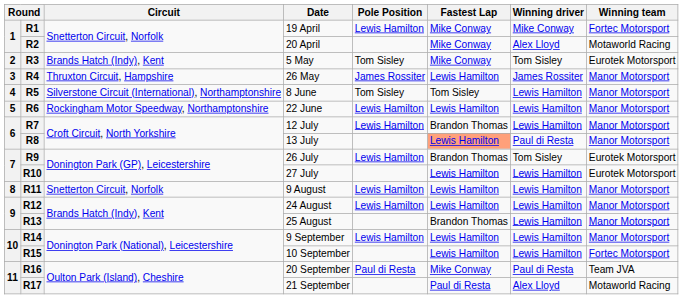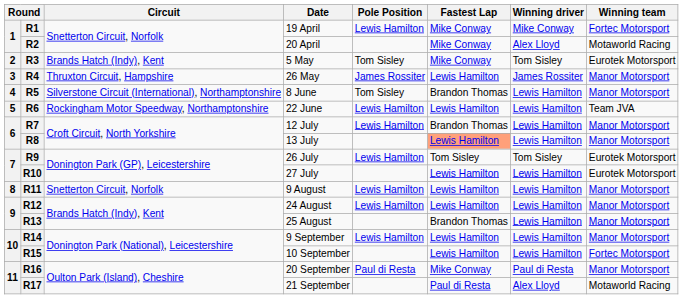(455, 92) Tom Sisley -> (469, 92) Brandon Thomas
(629, 108) Manor Motorsport -> (612, 108) Team JVA
(543, 141) Paul di Resta -> (547, 141) Lewis Hamilton
(469, 157) Brandon Thomas -> (455, 157) Tom Sisley
(612, 269) Team JVA -> (629, 269) Manor Motorsport
